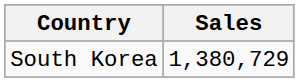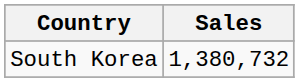(229, 60) 1,380,729 -> (229, 60) 1,380,732
